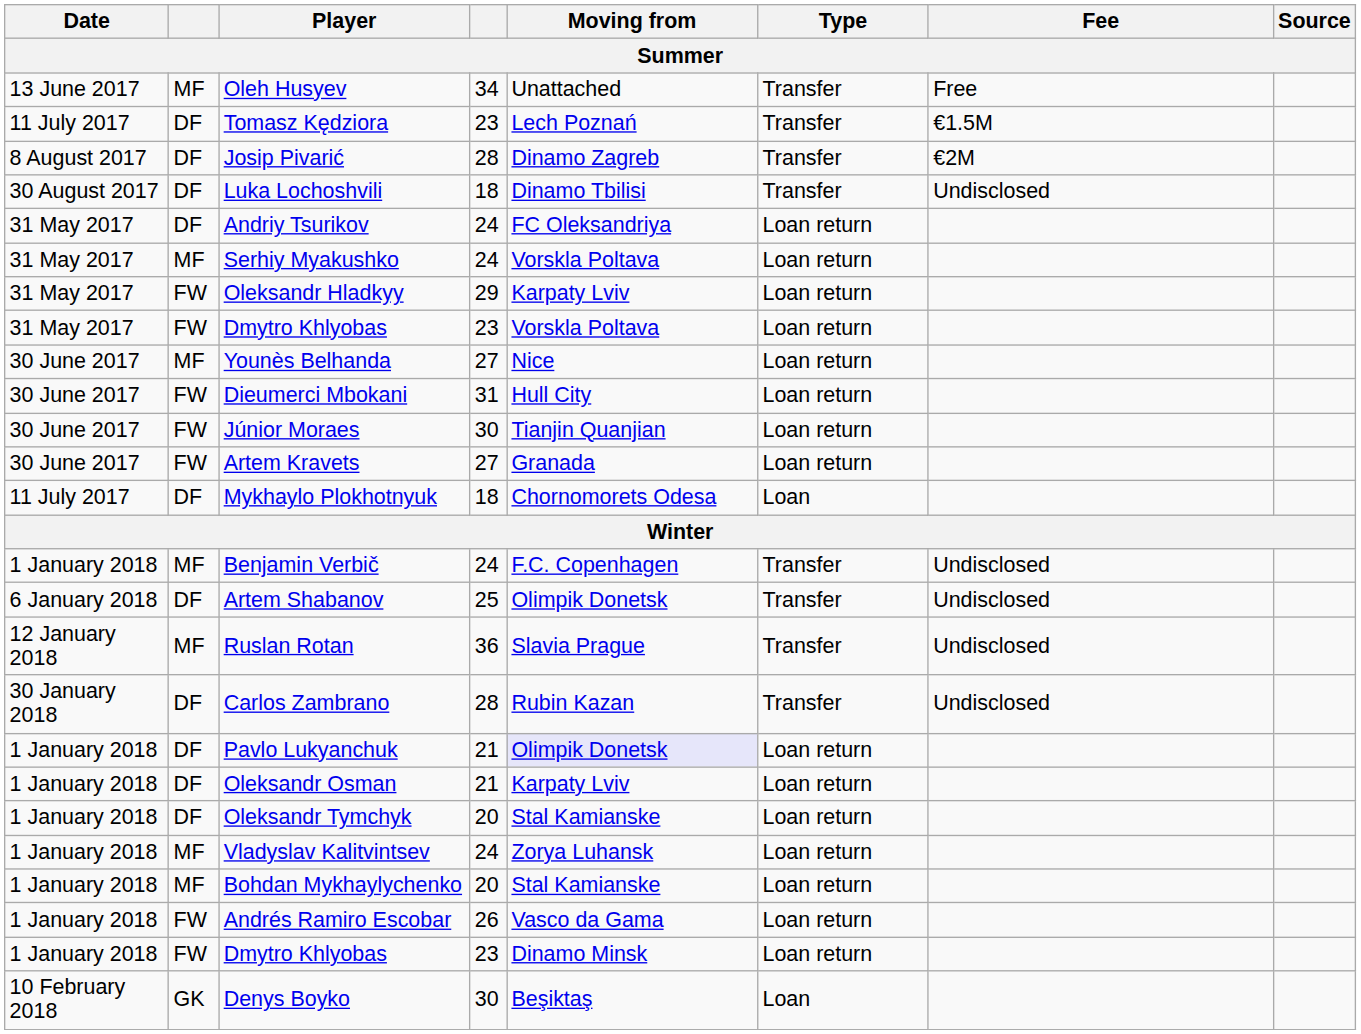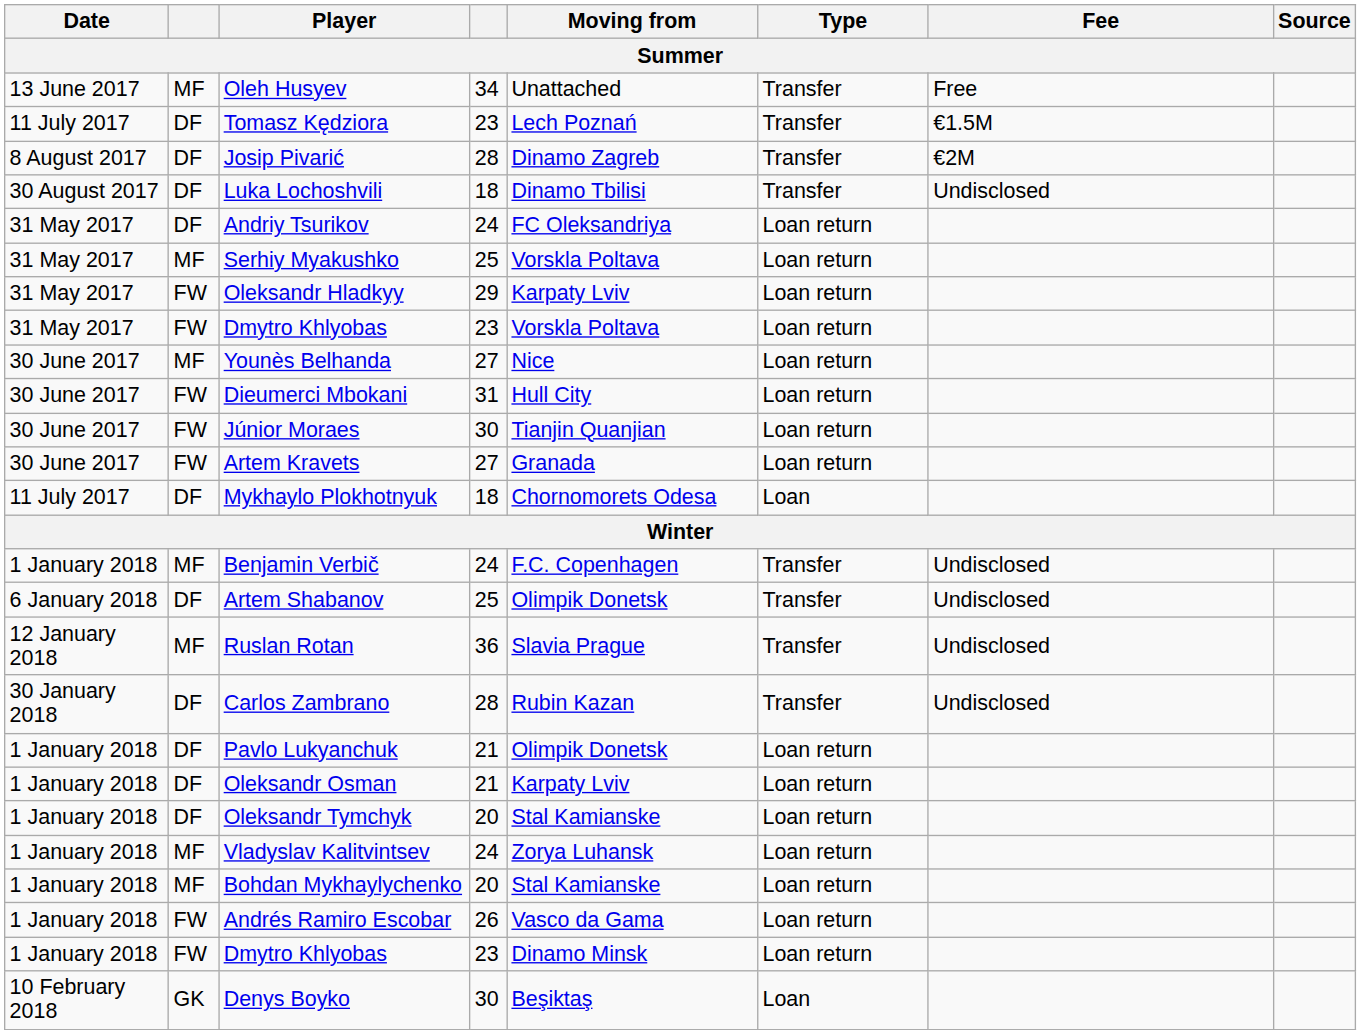(487, 259) 24 -> (487, 259) 25
(589, 749) lavender background -> (589, 749) no background
